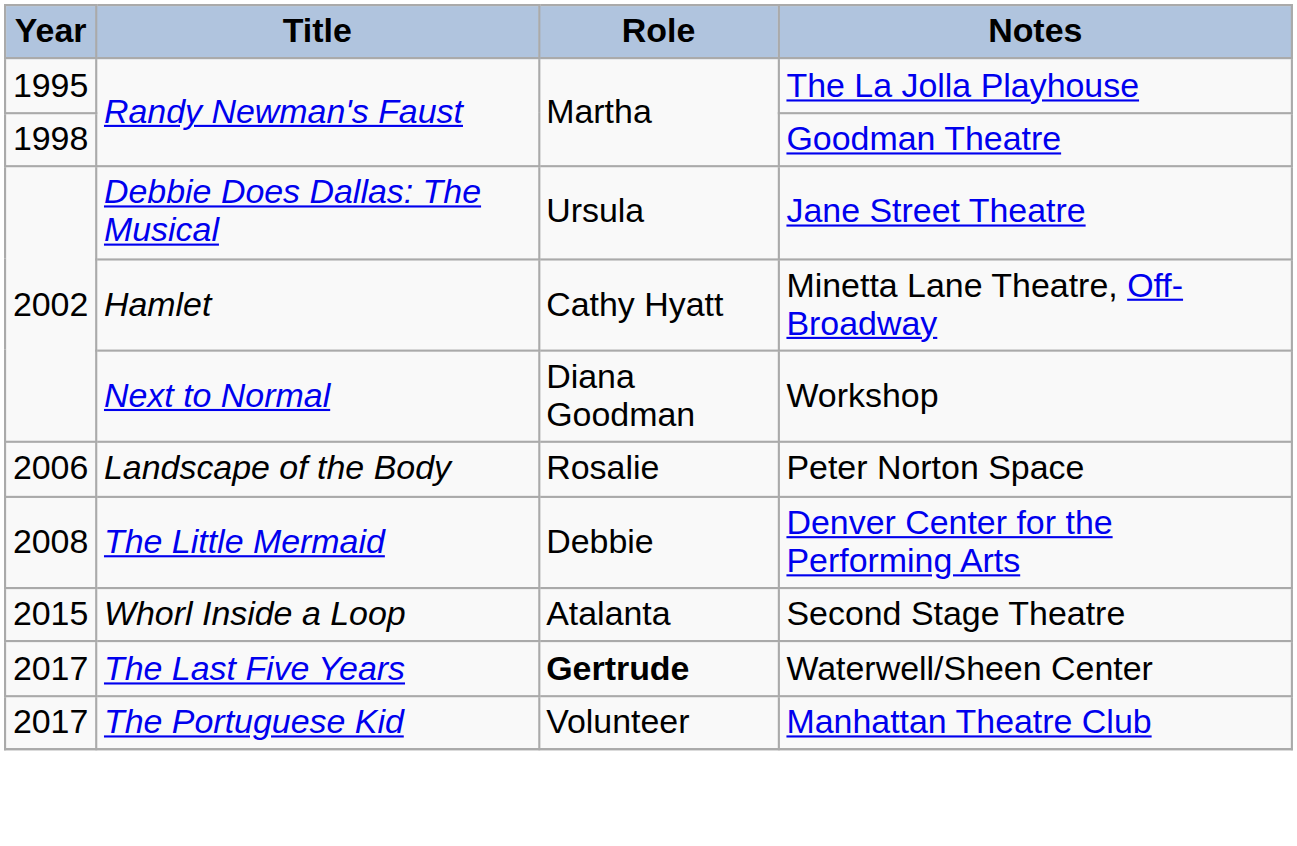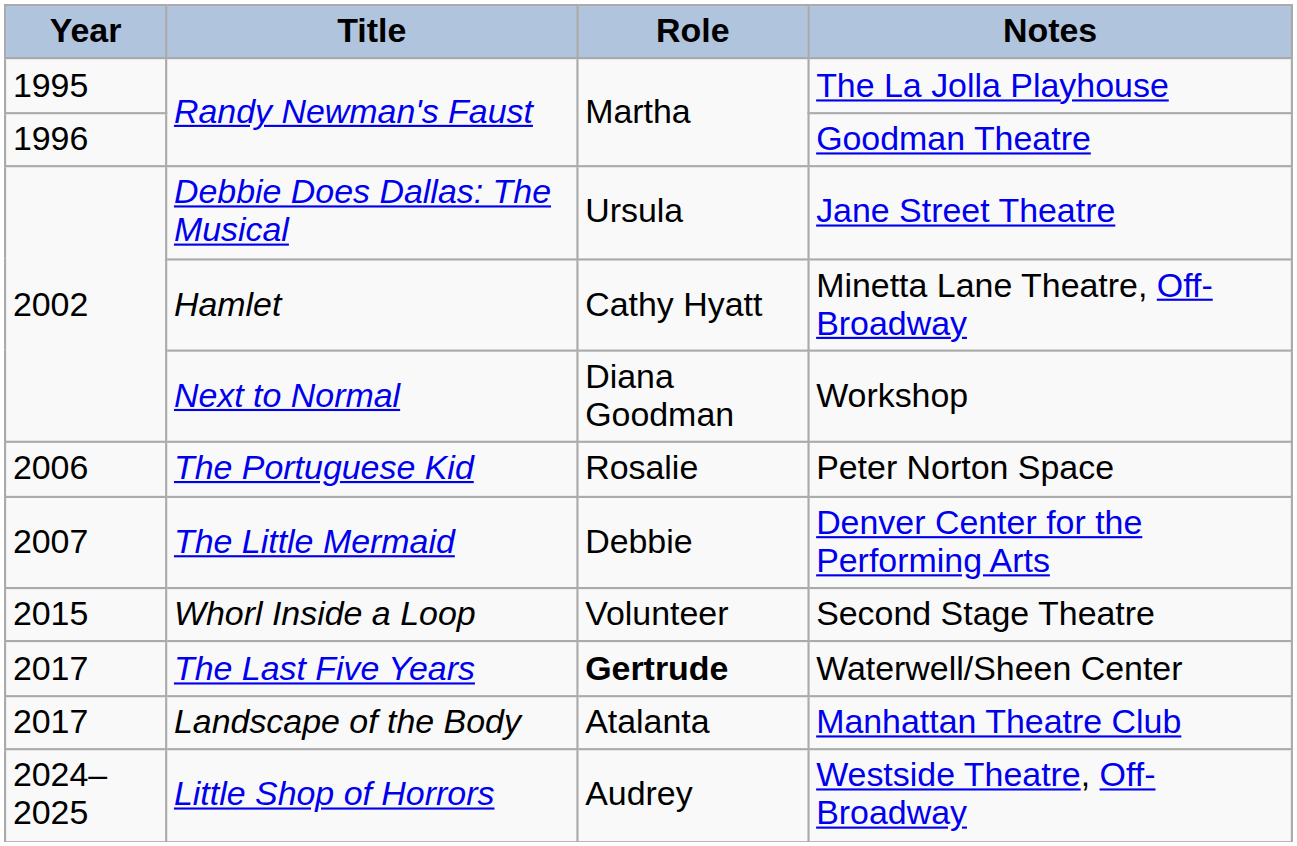(51, 138) 1998 -> (51, 138) 1996
(277, 468) Landscape of the Body -> (324, 468) The Portuguese Kid
(51, 541) 2008 -> (51, 541) 2007
(608, 614) Atalanta -> (657, 614) Volunteer
(254, 721) The Portuguese Kid -> (347, 721) Landscape of the Body
(618, 721) Volunteer -> (647, 721) Atalanta
+ row: (986, 794)
